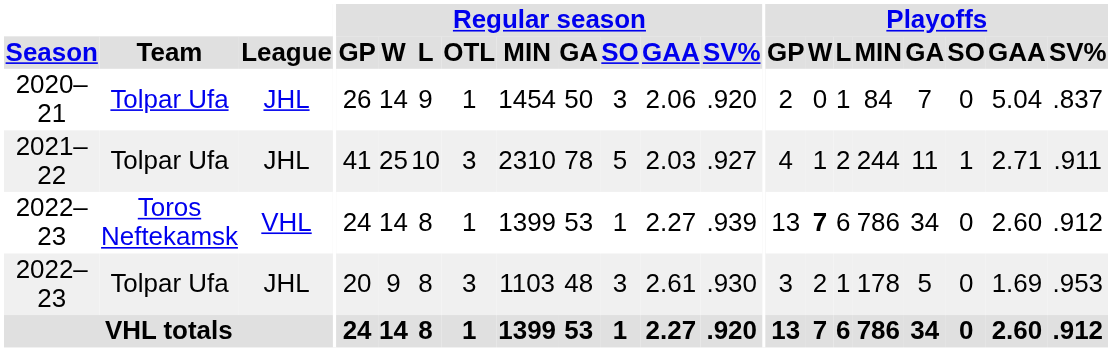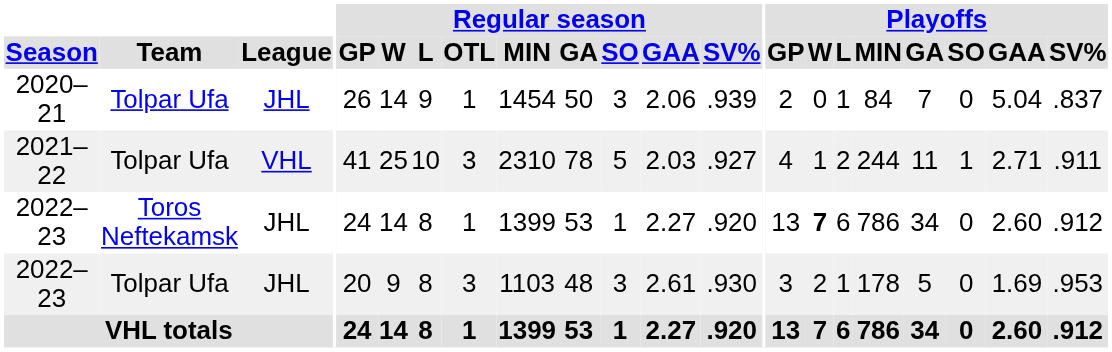(732, 99) .920 -> (732, 99) .939
(287, 160) JHL -> (287, 160) VHL
(287, 222) VHL -> (287, 222) JHL
(732, 222) .939 -> (732, 222) .920
